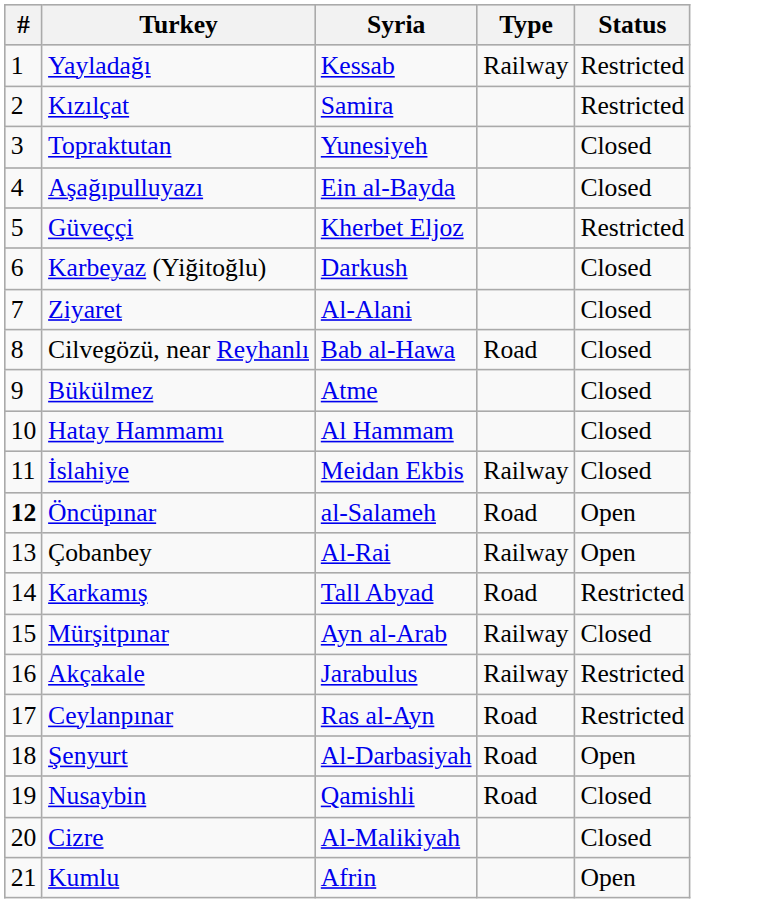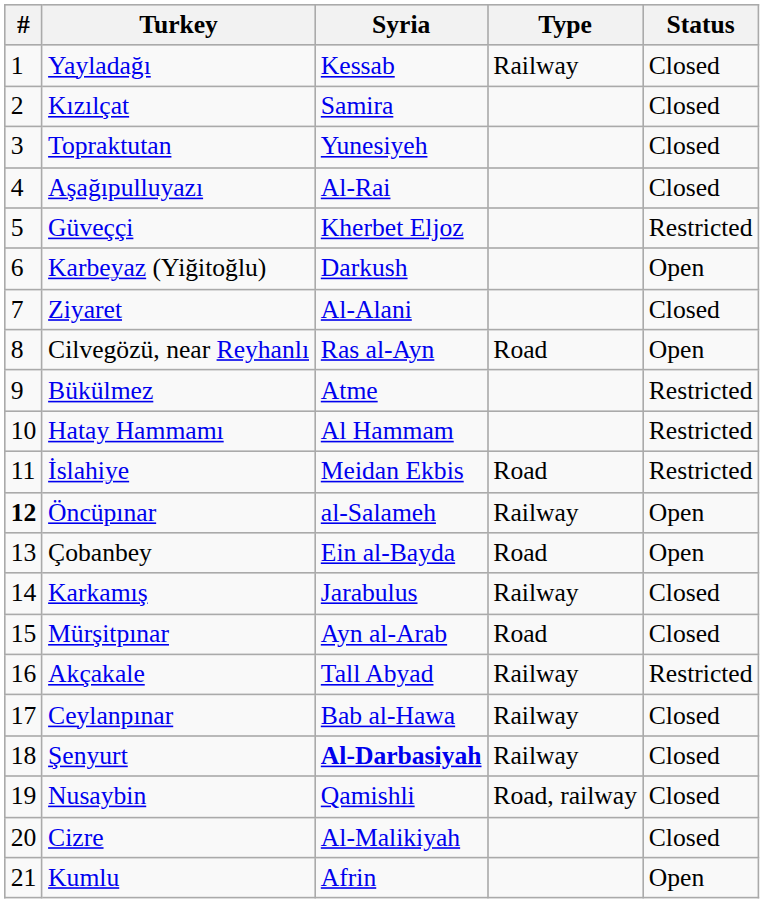(632, 65) Restricted -> (684, 65) Closed
(632, 106) Restricted -> (684, 106) Closed
(388, 187) Ein al-Bayda -> (356, 187) Al-Rai
(616, 268) Closed -> (676, 268) Open
(388, 349) Bab al-Hawa -> (378, 349) Ras al-Ayn
(616, 349) Closed -> (676, 349) Open
(616, 390) Closed -> (701, 390) Restricted
(616, 430) Closed -> (701, 430) Restricted
(526, 471) Railway -> (520, 471) Road
(616, 471) Closed -> (701, 471) Restricted
(510, 512) Road -> (536, 512) Railway
(356, 552) Al-Rai -> (388, 552) Ein al-Bayda
(526, 552) Railway -> (520, 552) Road
(377, 593) Tall Abyad -> (369, 593) Jarabulus
(510, 593) Road -> (536, 593) Railway
(632, 593) Restricted -> (684, 593) Closed
(526, 633) Railway -> (520, 633) Road
(369, 674) Jarabulus -> (377, 674) Tall Abyad
(378, 715) Ras al-Ayn -> (388, 715) Bab al-Hawa
(510, 715) Road -> (536, 715) Railway
(632, 715) Restricted -> (684, 715) Closed
(396, 755) normal -> (401, 755) bold
(510, 755) Road -> (536, 755) Railway
(608, 755) Open -> (684, 755) Closed
(510, 796) Road -> (565, 796) Road, railway
